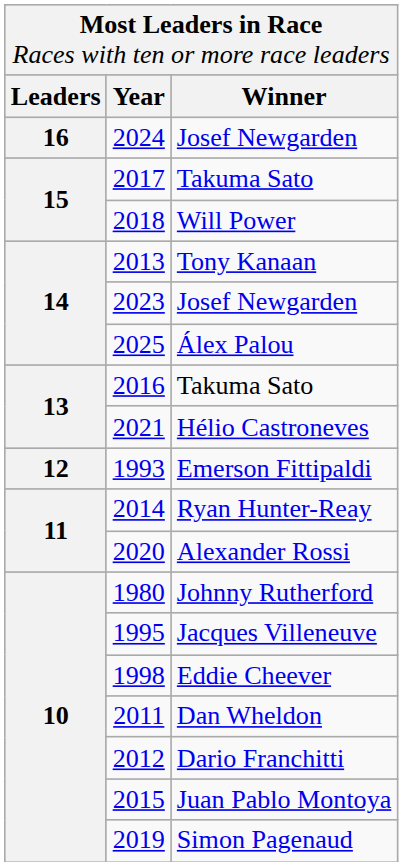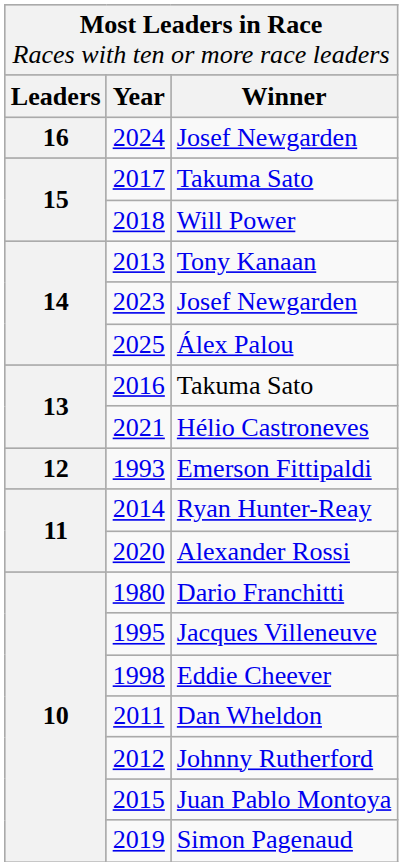(275, 592) Johnny Rutherford -> (261, 592) Dario Franchitti
(261, 757) Dario Franchitti -> (275, 757) Johnny Rutherford
